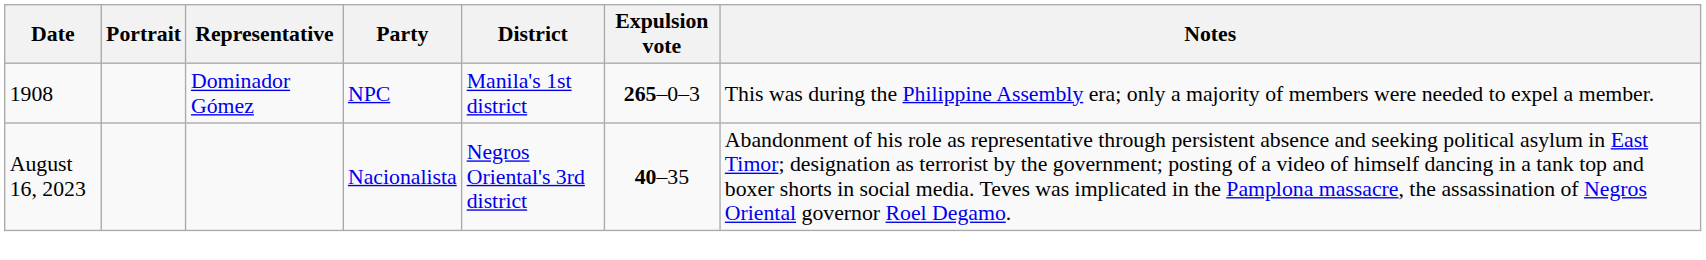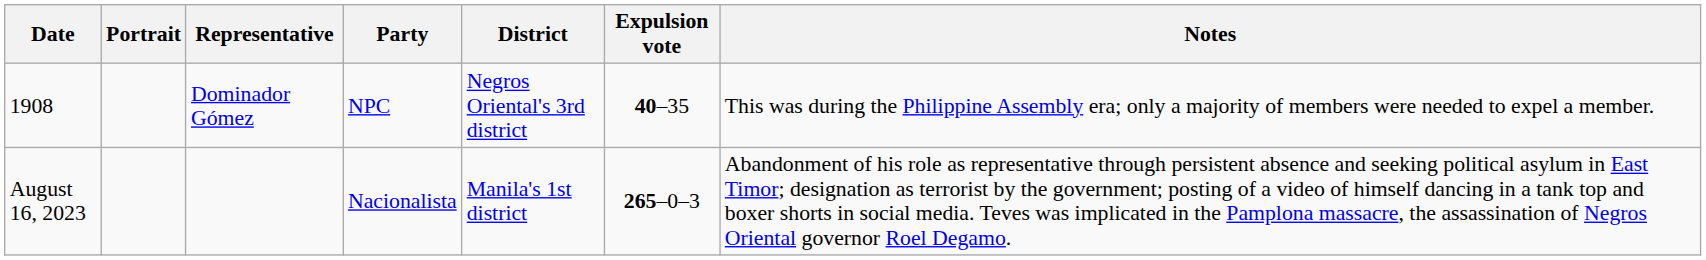(519, 92) Manila's 1st district -> (526, 105) Negros Oriental's 3rd district
(662, 92) 265–0–3 -> (662, 105) 40–35
(526, 176) Negros Oriental's 3rd district -> (519, 200) Manila's 1st district
(662, 176) 40–35 -> (662, 200) 265–0–3
